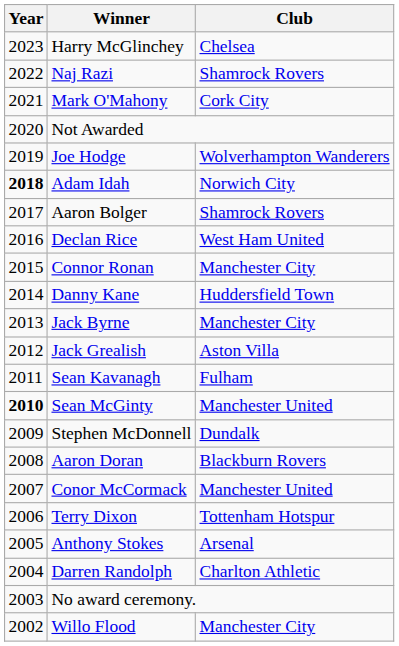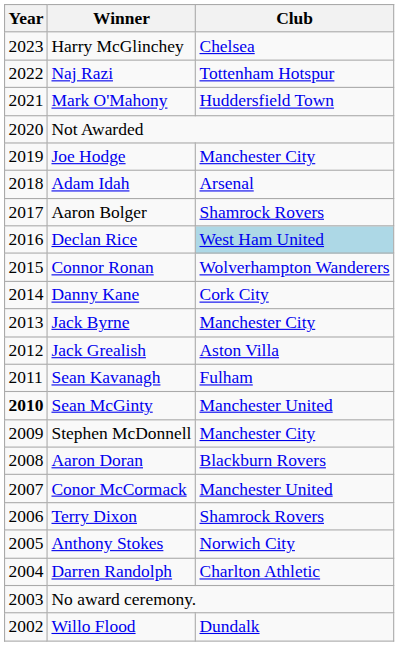(262, 73) Shamrock Rovers -> (267, 73) Tottenham Hotspur
(234, 101) Cork City -> (267, 101) Huddersfield Town
(295, 156) Wolverhampton Wanderers -> (257, 156) Manchester City
(26, 184) bold -> (26, 184) normal
(247, 184) Norwich City -> (227, 184) Arsenal
(262, 239) no background -> (262, 239) lightblue background
(257, 267) Manchester City -> (295, 267) Wolverhampton Wanderers
(267, 294) Huddersfield Town -> (234, 294) Cork City
(230, 433) Dundalk -> (257, 433) Manchester City
(267, 516) Tottenham Hotspur -> (262, 516) Shamrock Rovers
(227, 543) Arsenal -> (247, 543) Norwich City
(257, 626) Manchester City -> (230, 626) Dundalk
